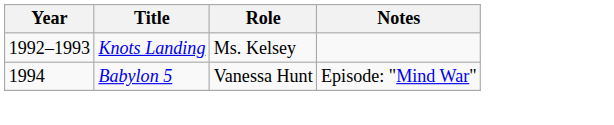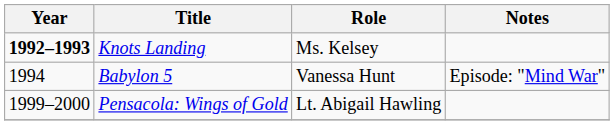(49, 47) normal -> (49, 47) bold
+ row: (193, 104)
